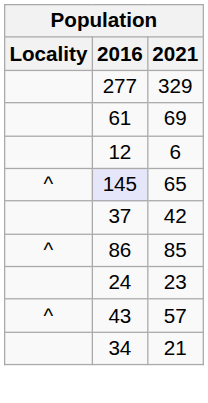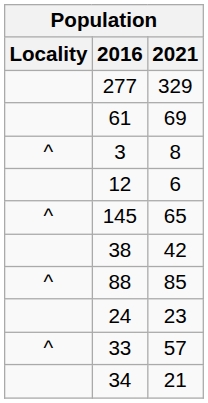+ row: (175, 151)
(120, 184) lavender background -> (120, 217) no background
(120, 217) 37 -> (120, 250) 38
(120, 250) 86 -> (120, 282) 88
(120, 315) 43 -> (120, 348) 33
